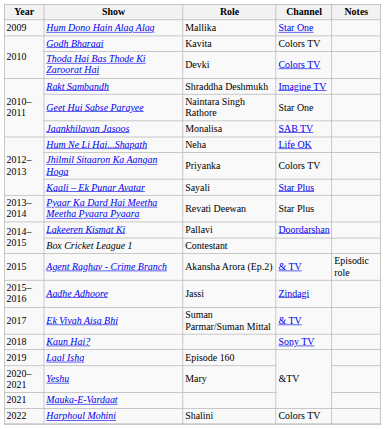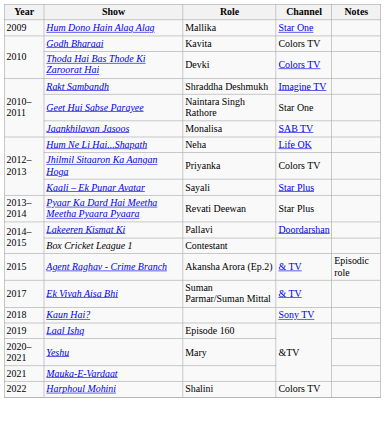- row: (77, 294)
